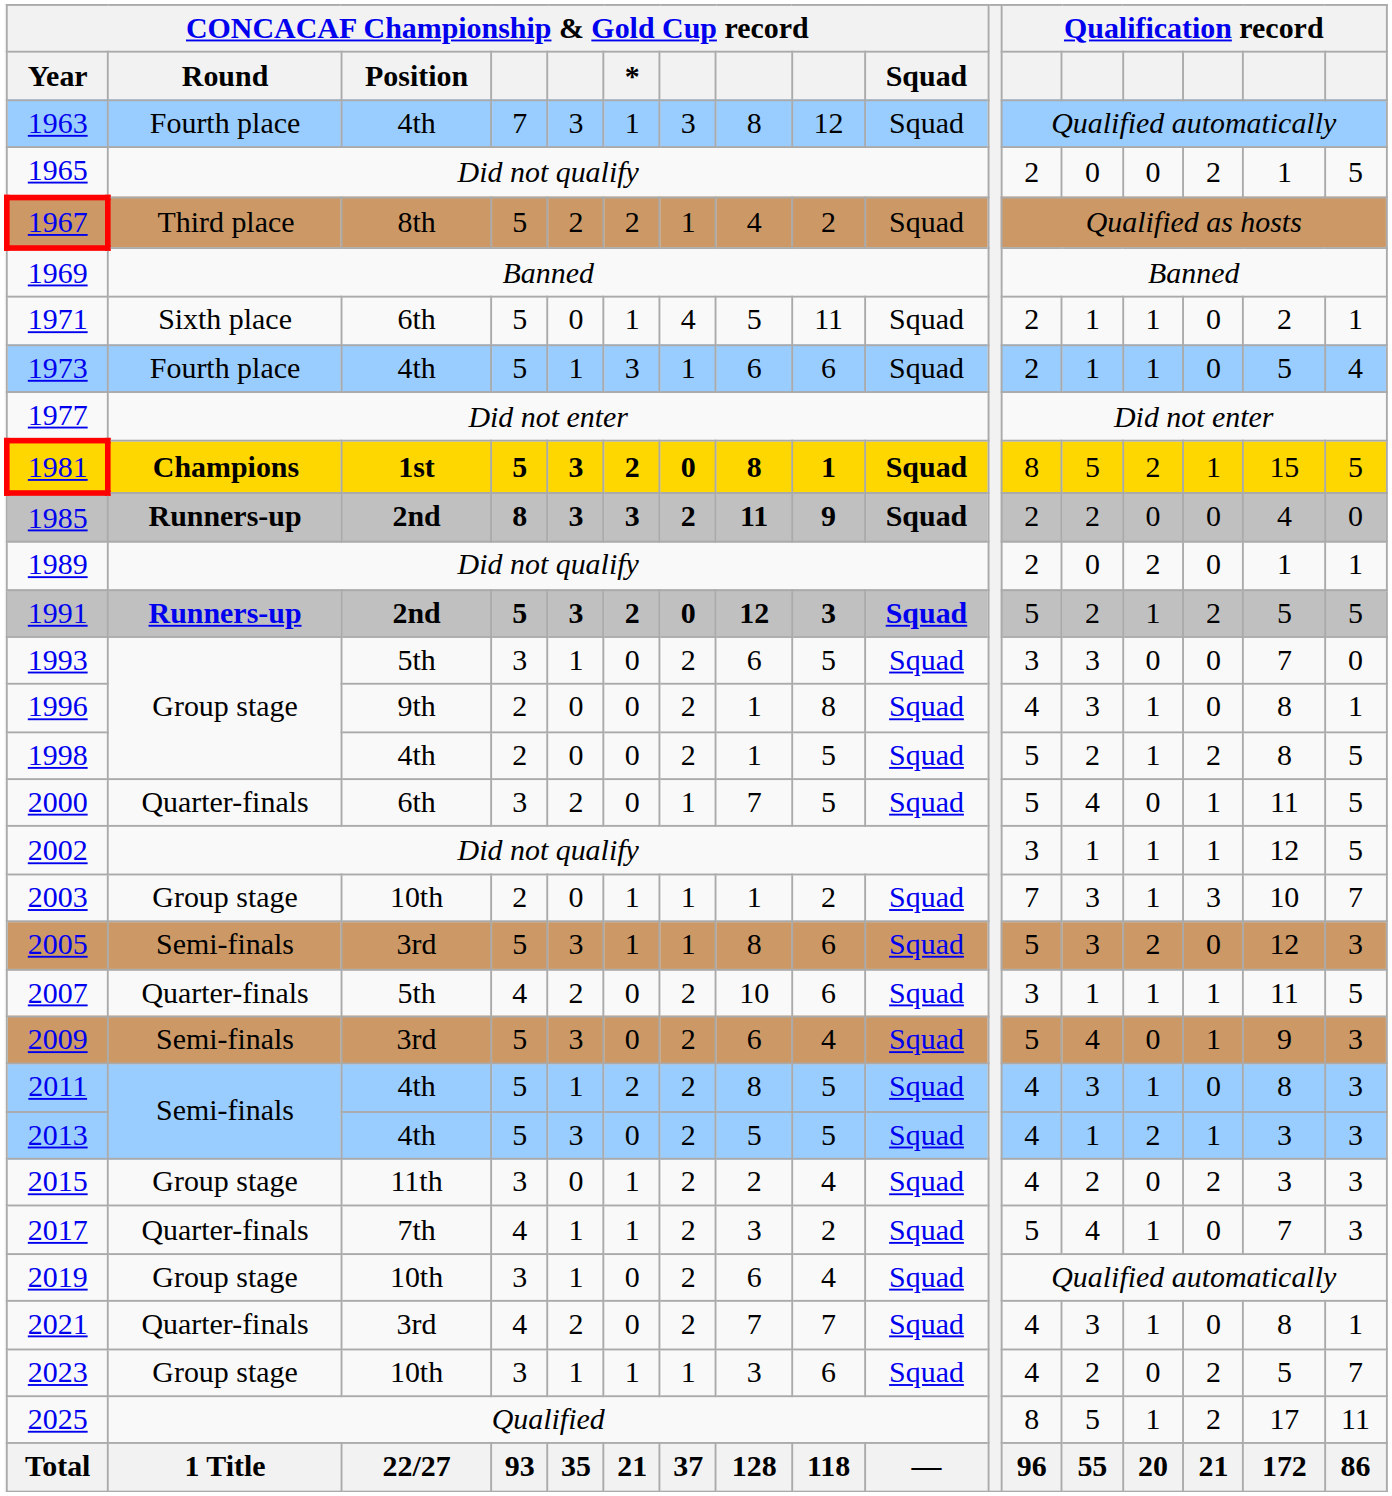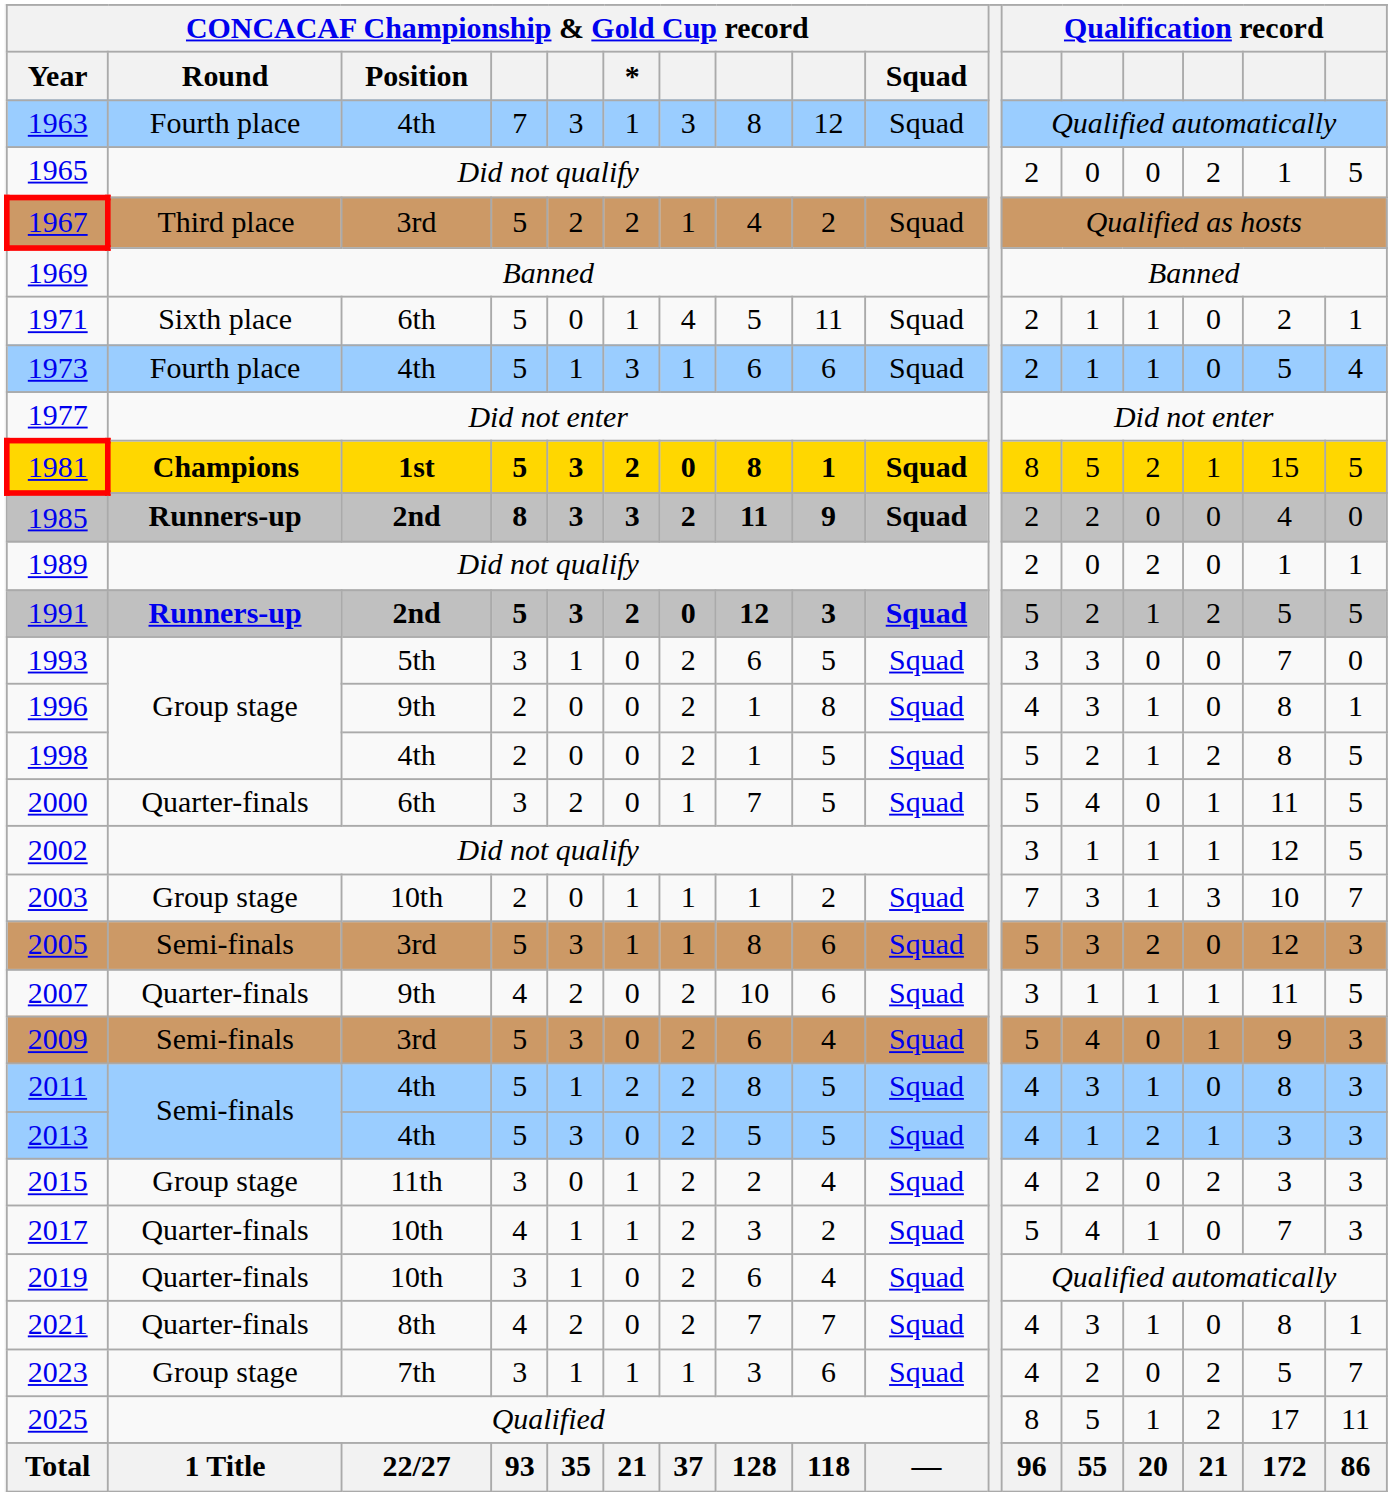(417, 221) 8th -> (417, 221) 3rd
(417, 992) 5th -> (417, 992) 9th
(417, 1229) 7th -> (417, 1229) 10th
(225, 1276) Group stage -> (225, 1276) Quarter-finals
(417, 1324) 3rd -> (417, 1324) 8th
(417, 1371) 10th -> (417, 1371) 7th
